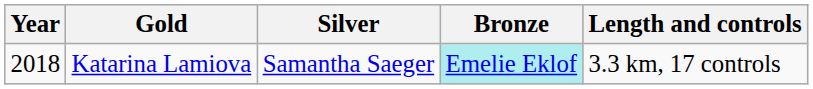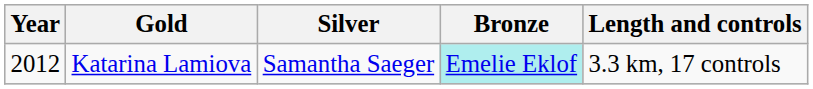(35, 63) 2018 -> (35, 63) 2012
